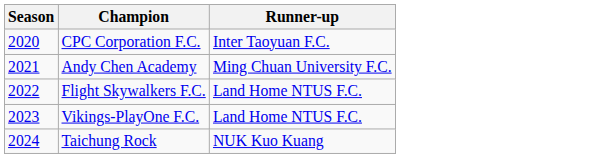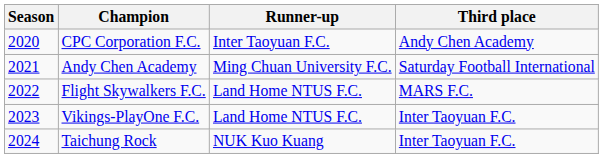+ column: (497, 16)
